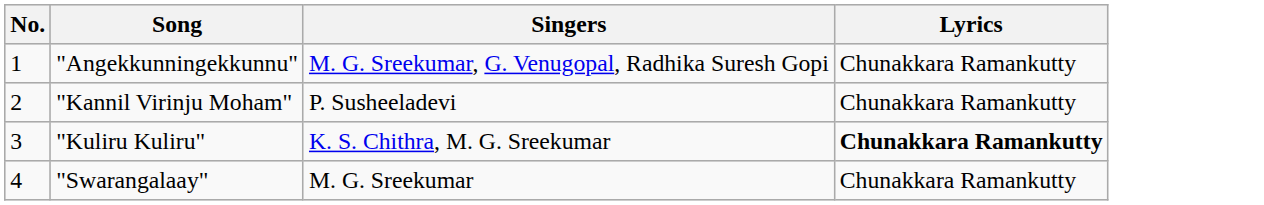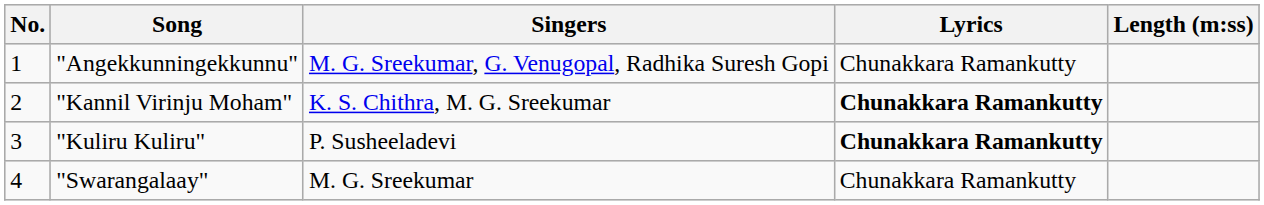+ column: (1184, 24)
(383, 102) P. Susheeladevi -> (460, 102) K. S. Chithra, M. G. Sreekumar
(958, 102) normal -> (971, 102) bold
(460, 141) K. S. Chithra, M. G. Sreekumar -> (383, 141) P. Susheeladevi
